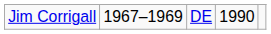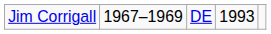(237, 17) 1990 -> (237, 17) 1993
